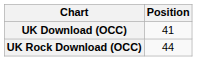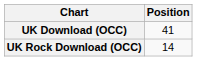(168, 47) 44 -> (168, 47) 14
